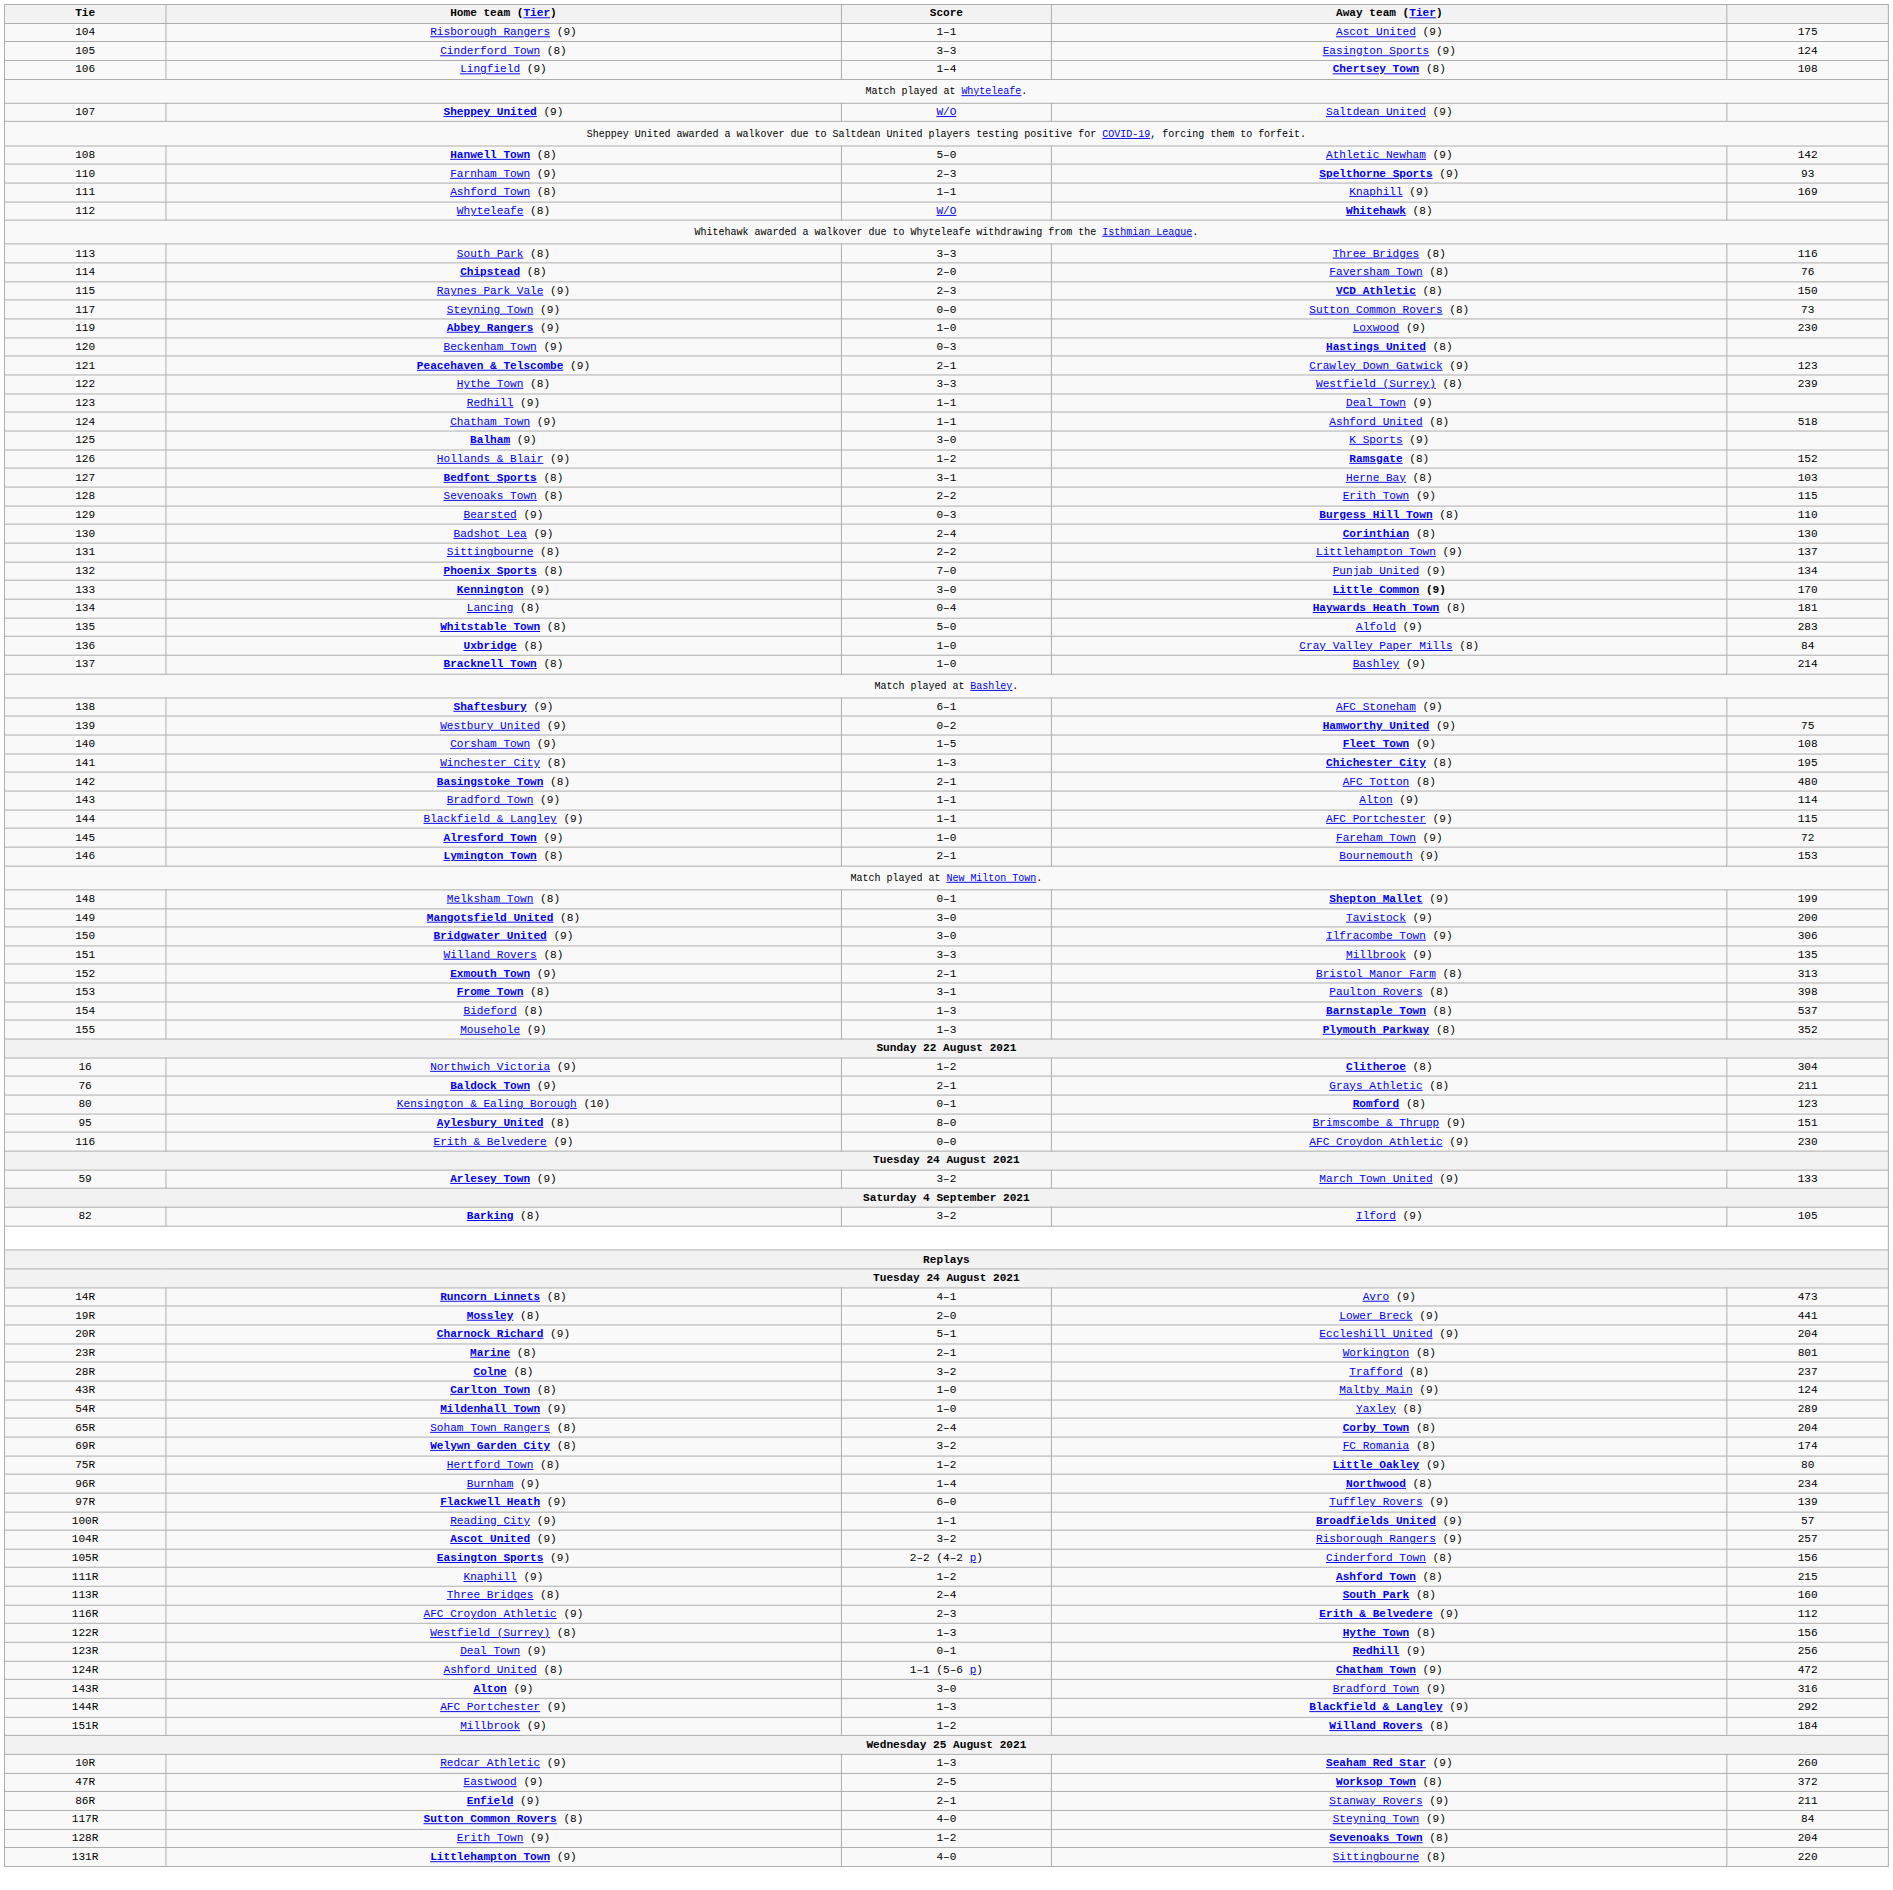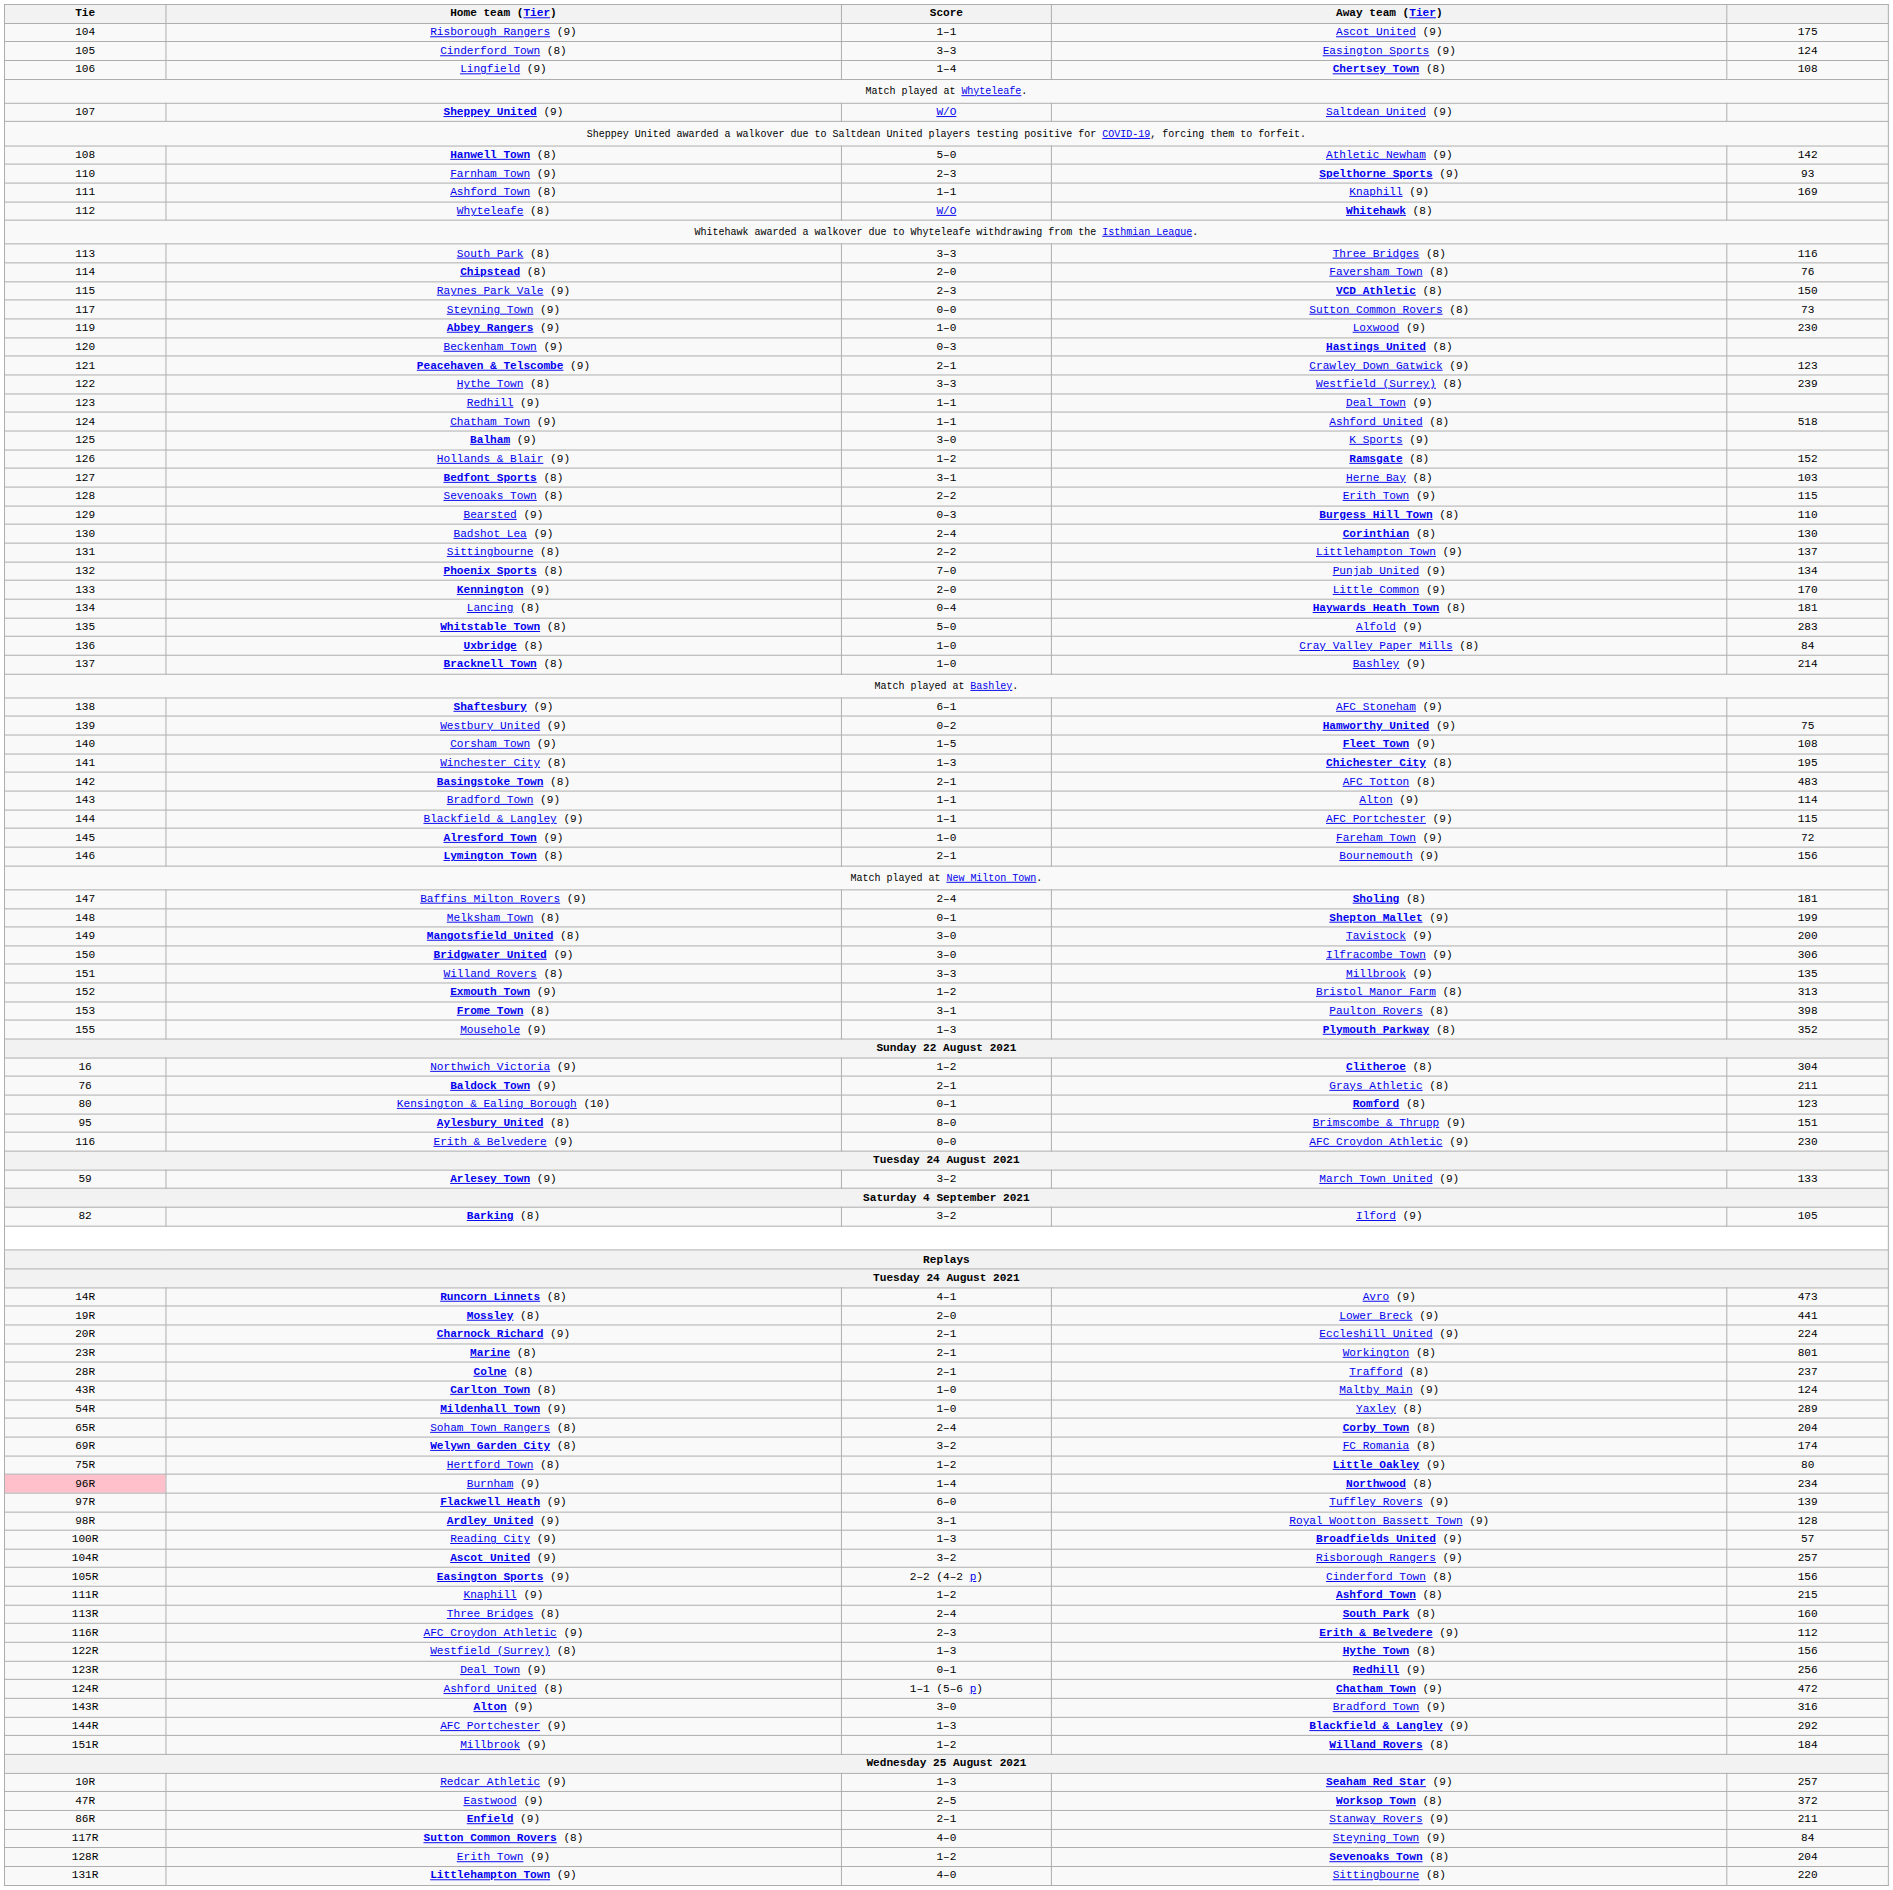(946, 589) 3–0 -> (946, 589) 2–0
(1389, 589) bold -> (1389, 589) normal
(1808, 781) 480 -> (1808, 781) 483
(1808, 856) 153 -> (1808, 856) 156
+ row: (503, 899)
(946, 973) 2–1 -> (946, 992) 1–2
- row: (503, 1011)
(946, 1334) 5–1 -> (946, 1334) 2–1
(1808, 1334) 204 -> (1808, 1334) 224
(946, 1371) 3–2 -> (946, 1371) 2–1
(85, 1483) no background -> (85, 1483) pink background
+ row: (503, 1521)
(946, 1521) 1–1 -> (946, 1539) 1–3
(1808, 1763) 260 -> (1808, 1782) 257
